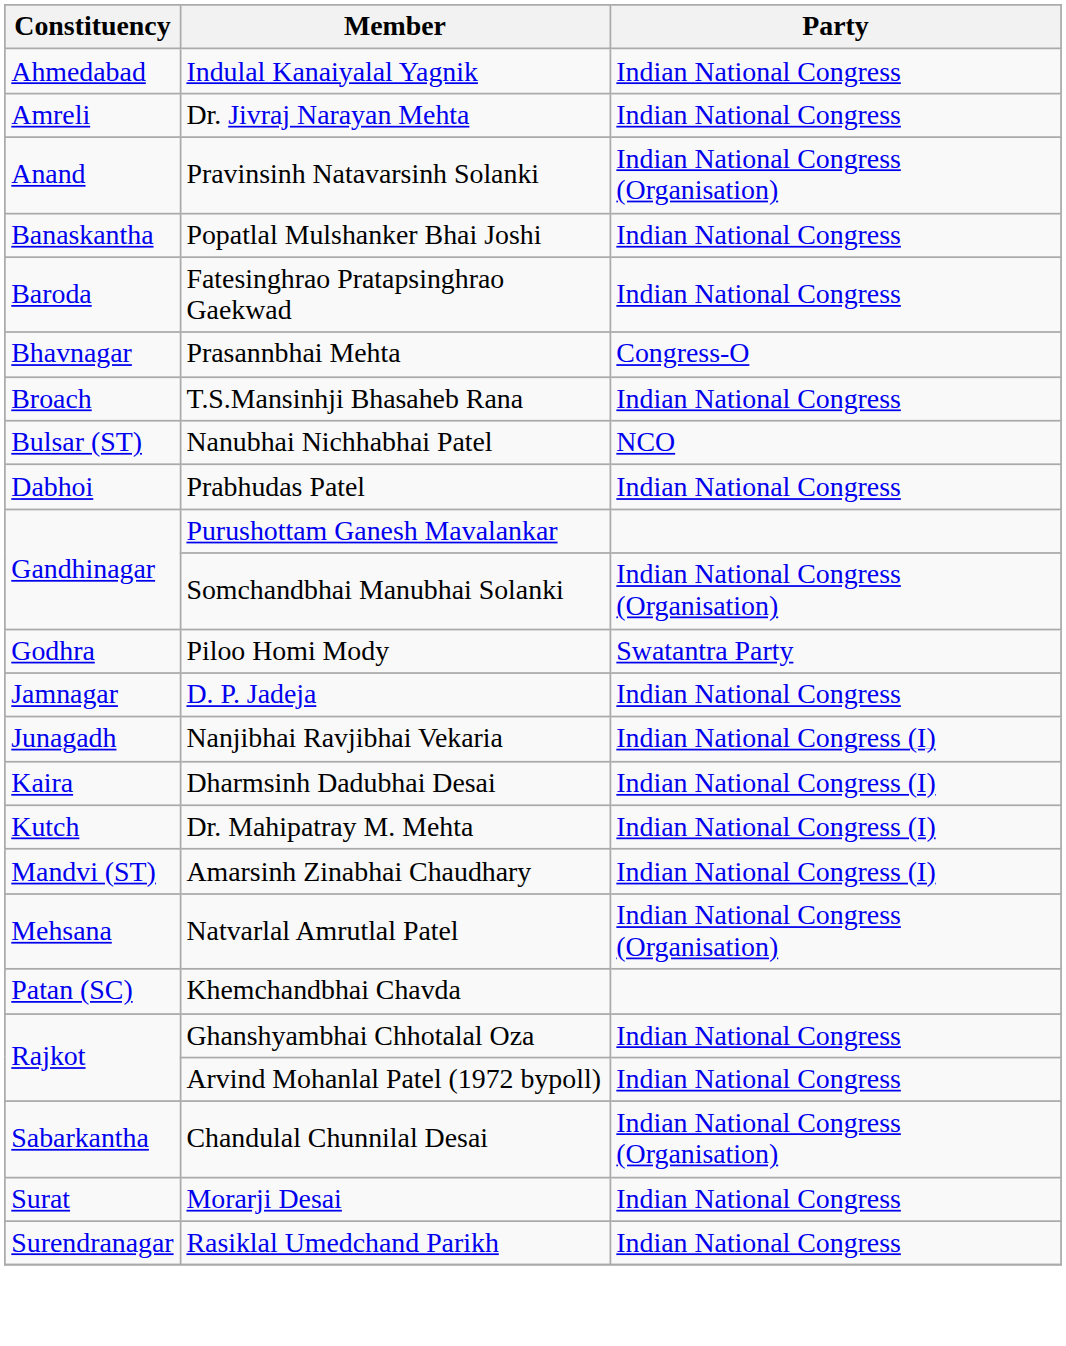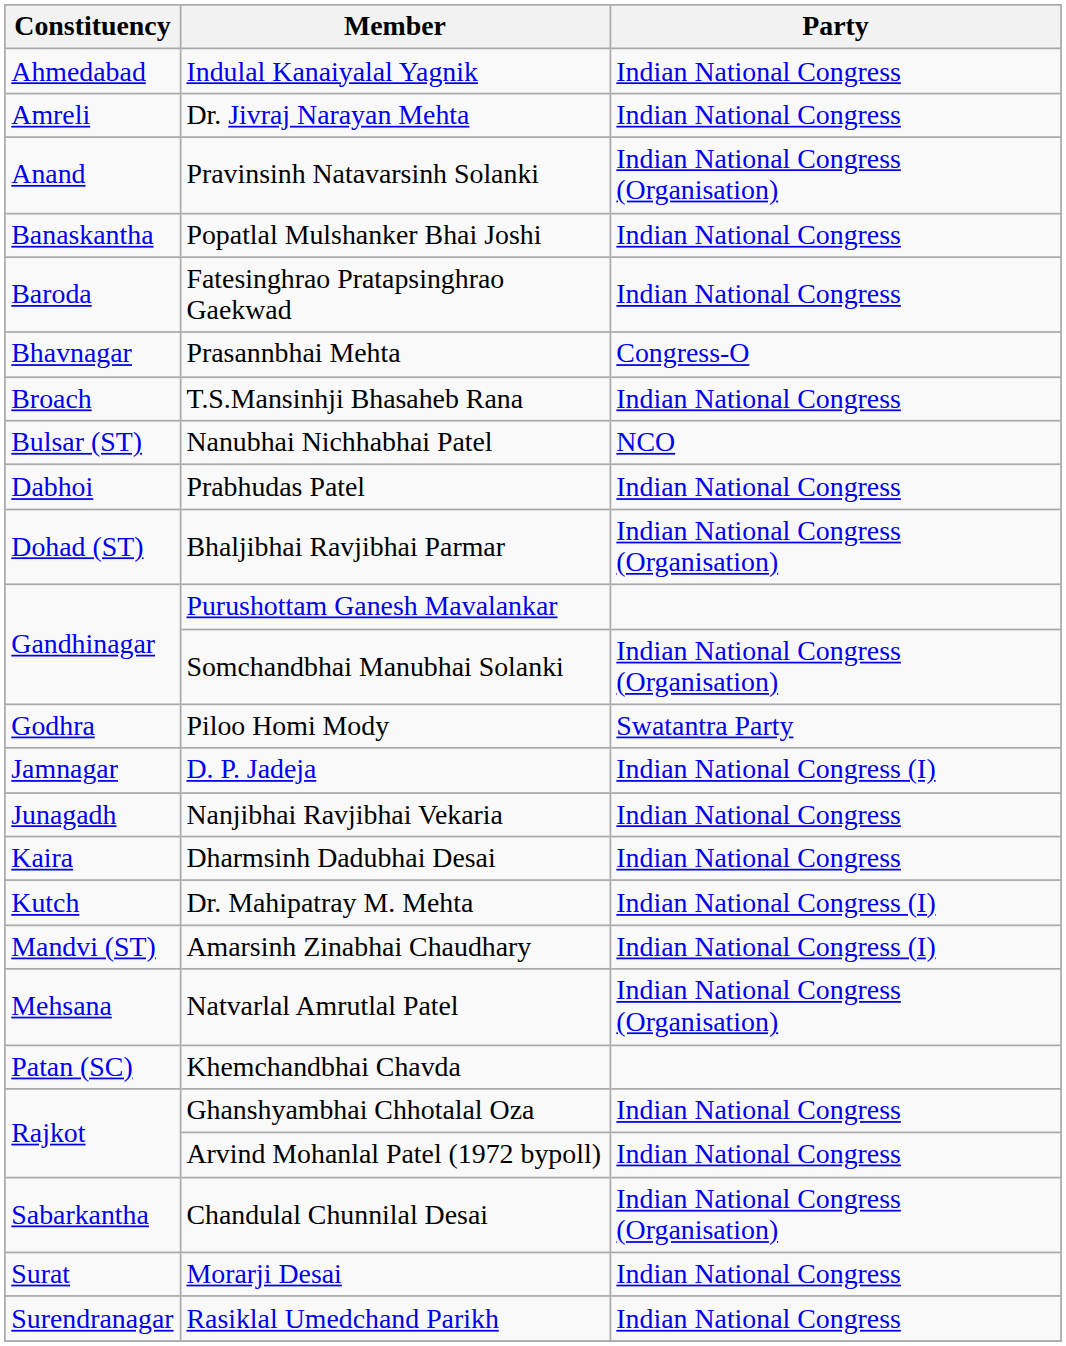+ row: (346, 546)
(759, 694) Indian National Congress -> (776, 769) Indian National Congress (I)
(776, 738) Indian National Congress (I) -> (759, 814) Indian National Congress
(776, 782) Indian National Congress (I) -> (759, 858) Indian National Congress
